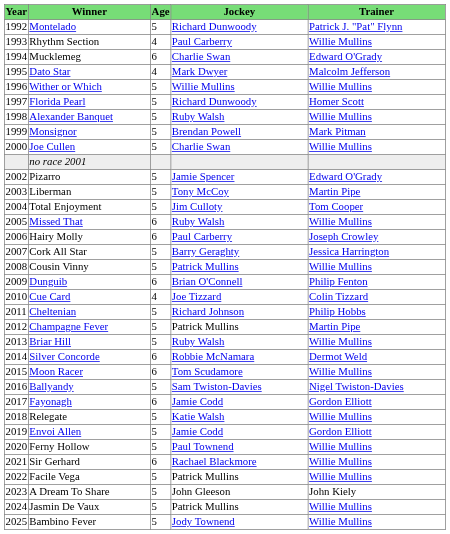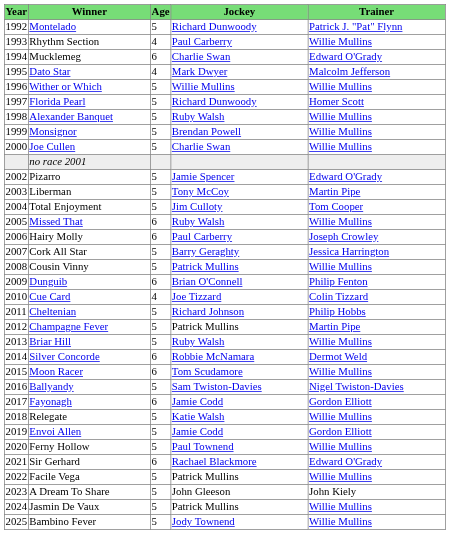(337, 132) Mark Pitman -> (340, 132) Willie Mullins
(340, 462) Willie Mullins -> (346, 462) Edward O'Grady
